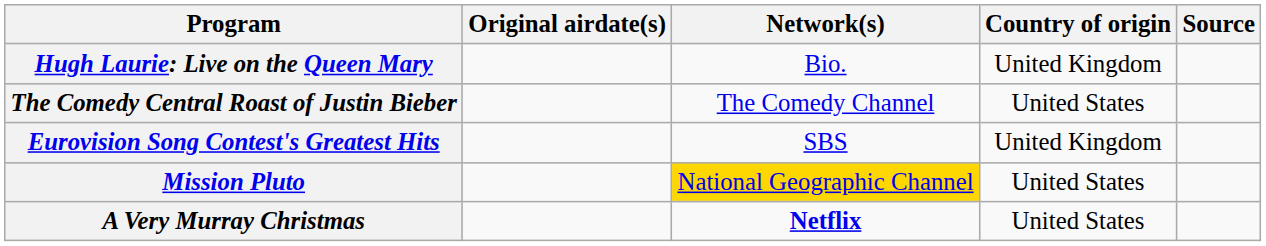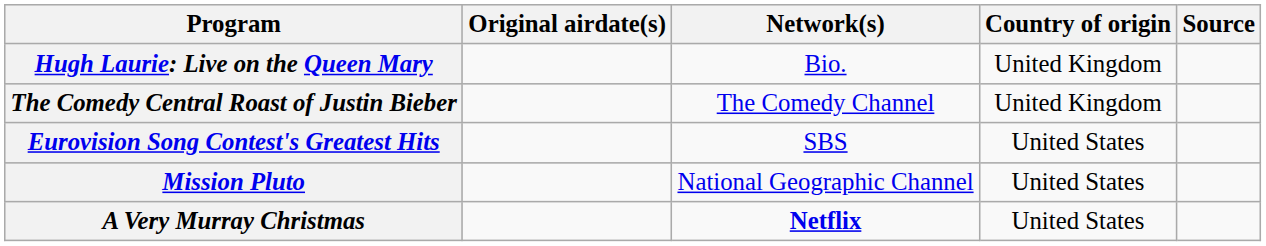(1078, 102) United States -> (1078, 102) United Kingdom
(1078, 142) United Kingdom -> (1078, 142) United States
(826, 181) gold background -> (826, 181) no background
